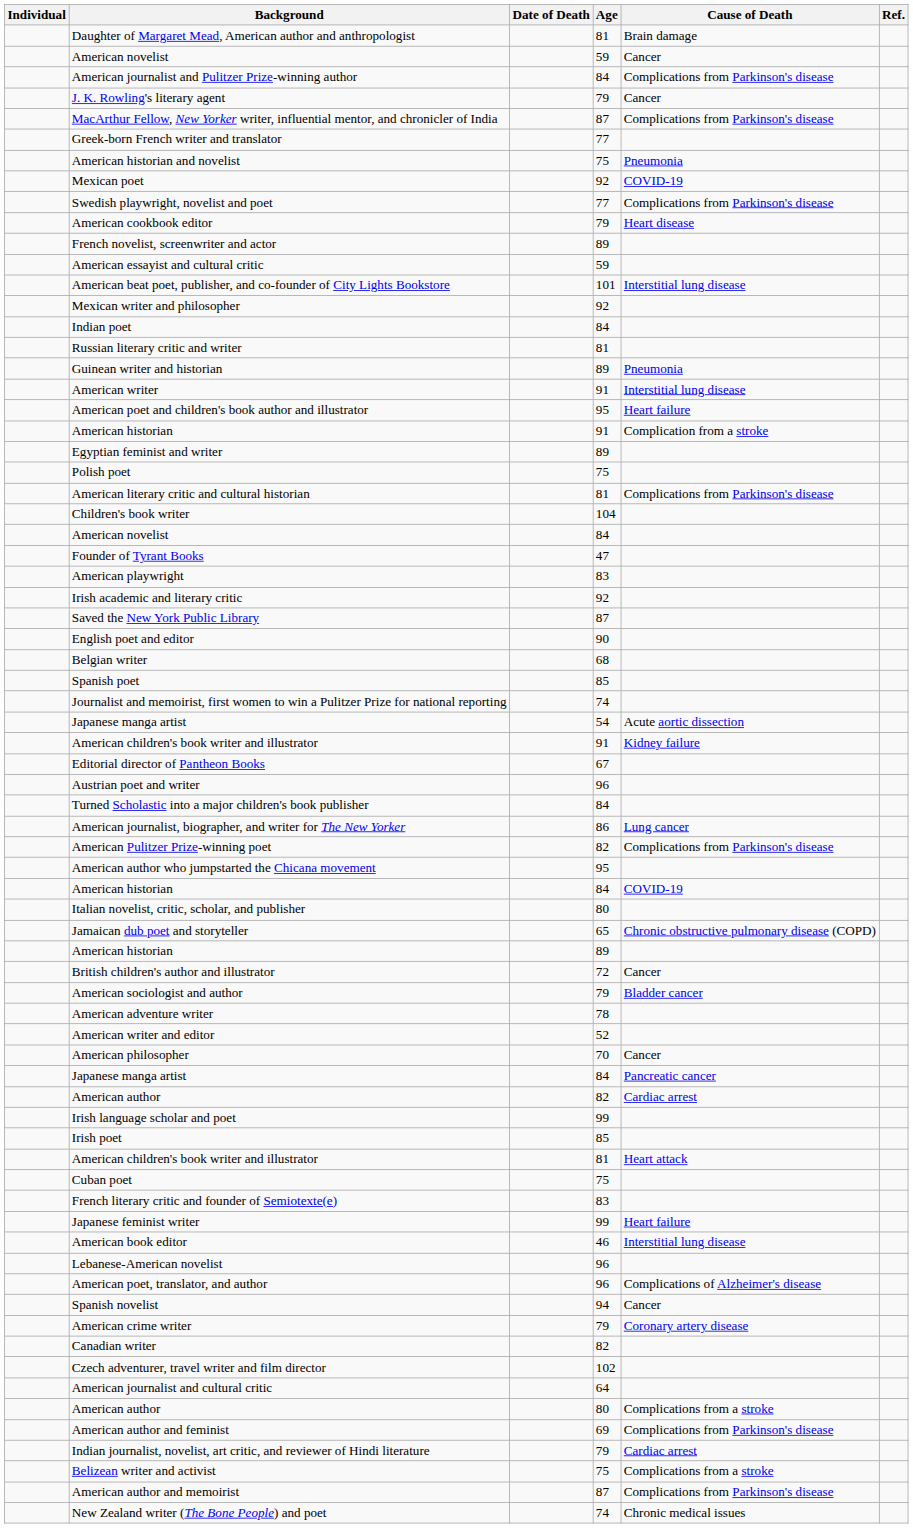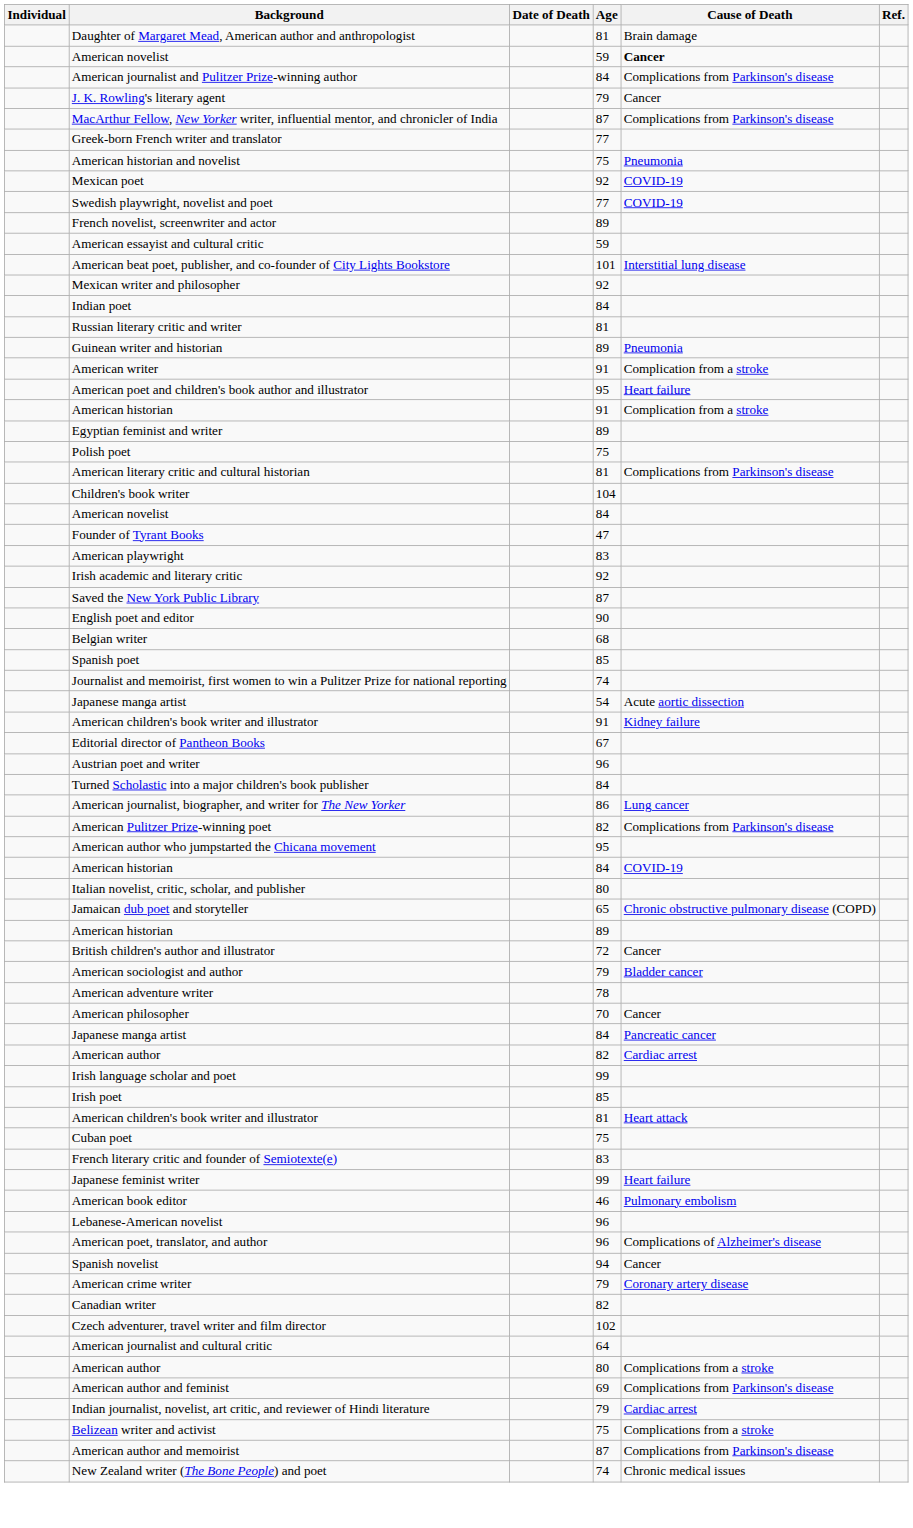(642, 56) normal -> (644, 56) bold
(729, 202) Complications from Parkinson's disease -> (653, 202) COVID-19
- row: (142, 222)
(685, 389) Interstitial lung disease -> (696, 368) Complication from a stroke
- row: (143, 1034)
(685, 1242) Interstitial lung disease -> (680, 1200) Pulmonary embolism
